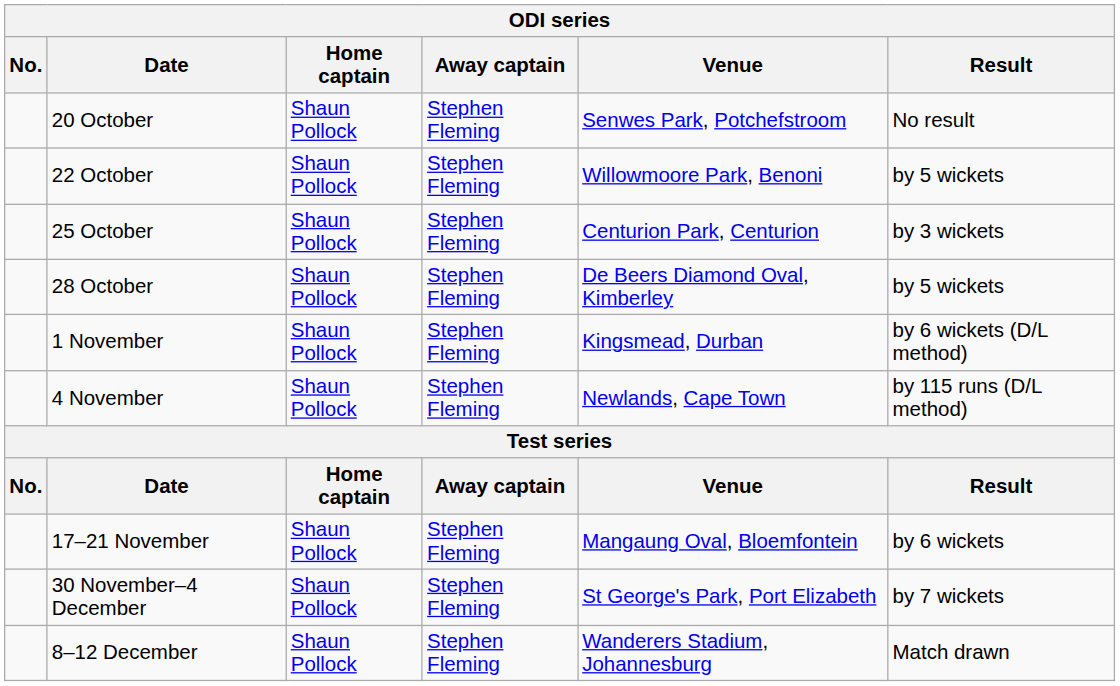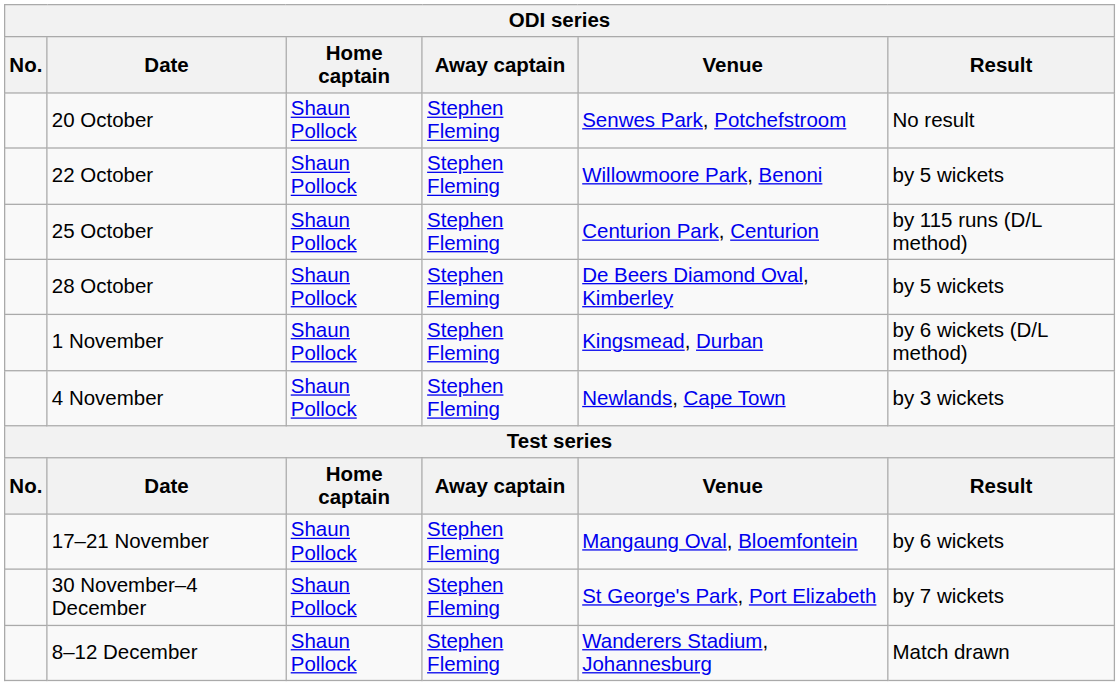(948, 231) by 3 wickets -> (967, 231) by 115 runs (D/L method)
(967, 397) by 115 runs (D/L method) -> (948, 397) by 3 wickets
